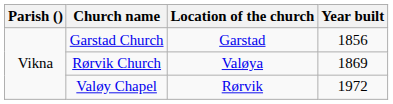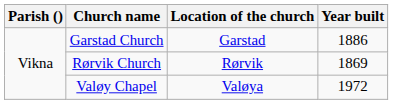(353, 39) 1856 -> (353, 39) 1886
(242, 63) Valøya -> (242, 63) Rørvik
(242, 87) Rørvik -> (242, 87) Valøya
